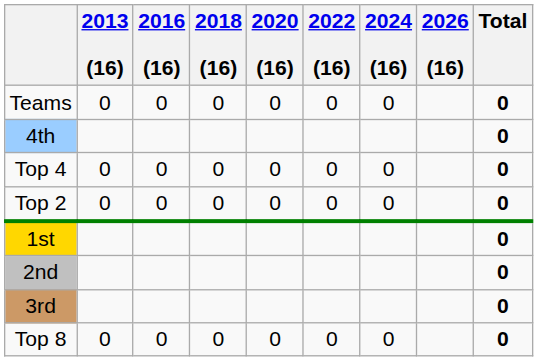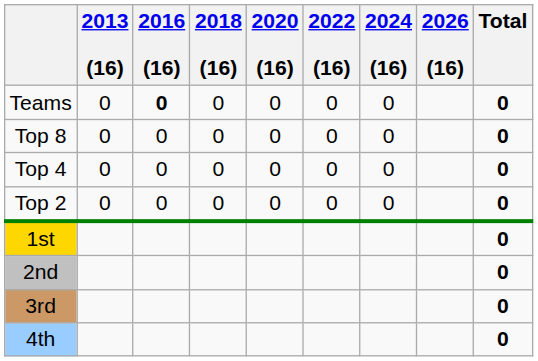(162, 102) normal -> (162, 102) bold
rows swapped: (41, 339) <-> (41, 135)
